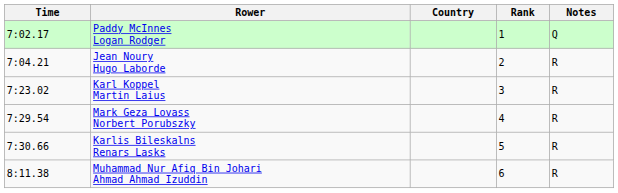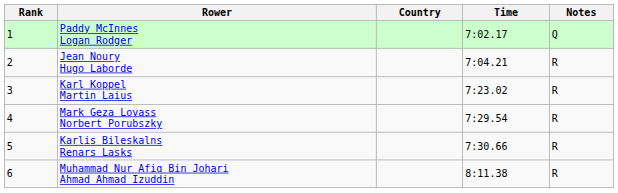columns swapped: (523, 13) <-> (48, 13)
